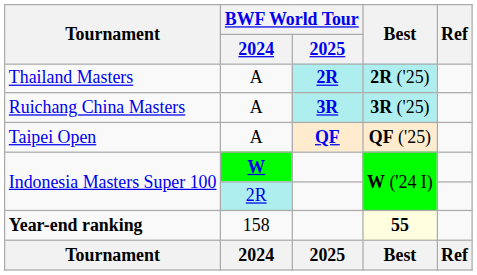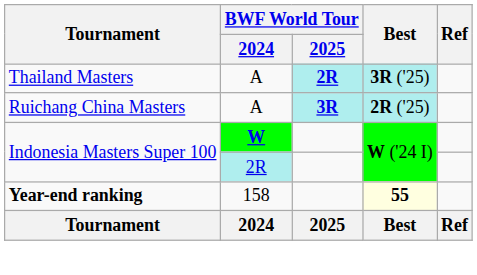(400, 78) 2R ('25) -> (400, 78) 3R ('25)
(400, 107) 3R ('25) -> (400, 107) 2R ('25)
- row: (53, 137)
